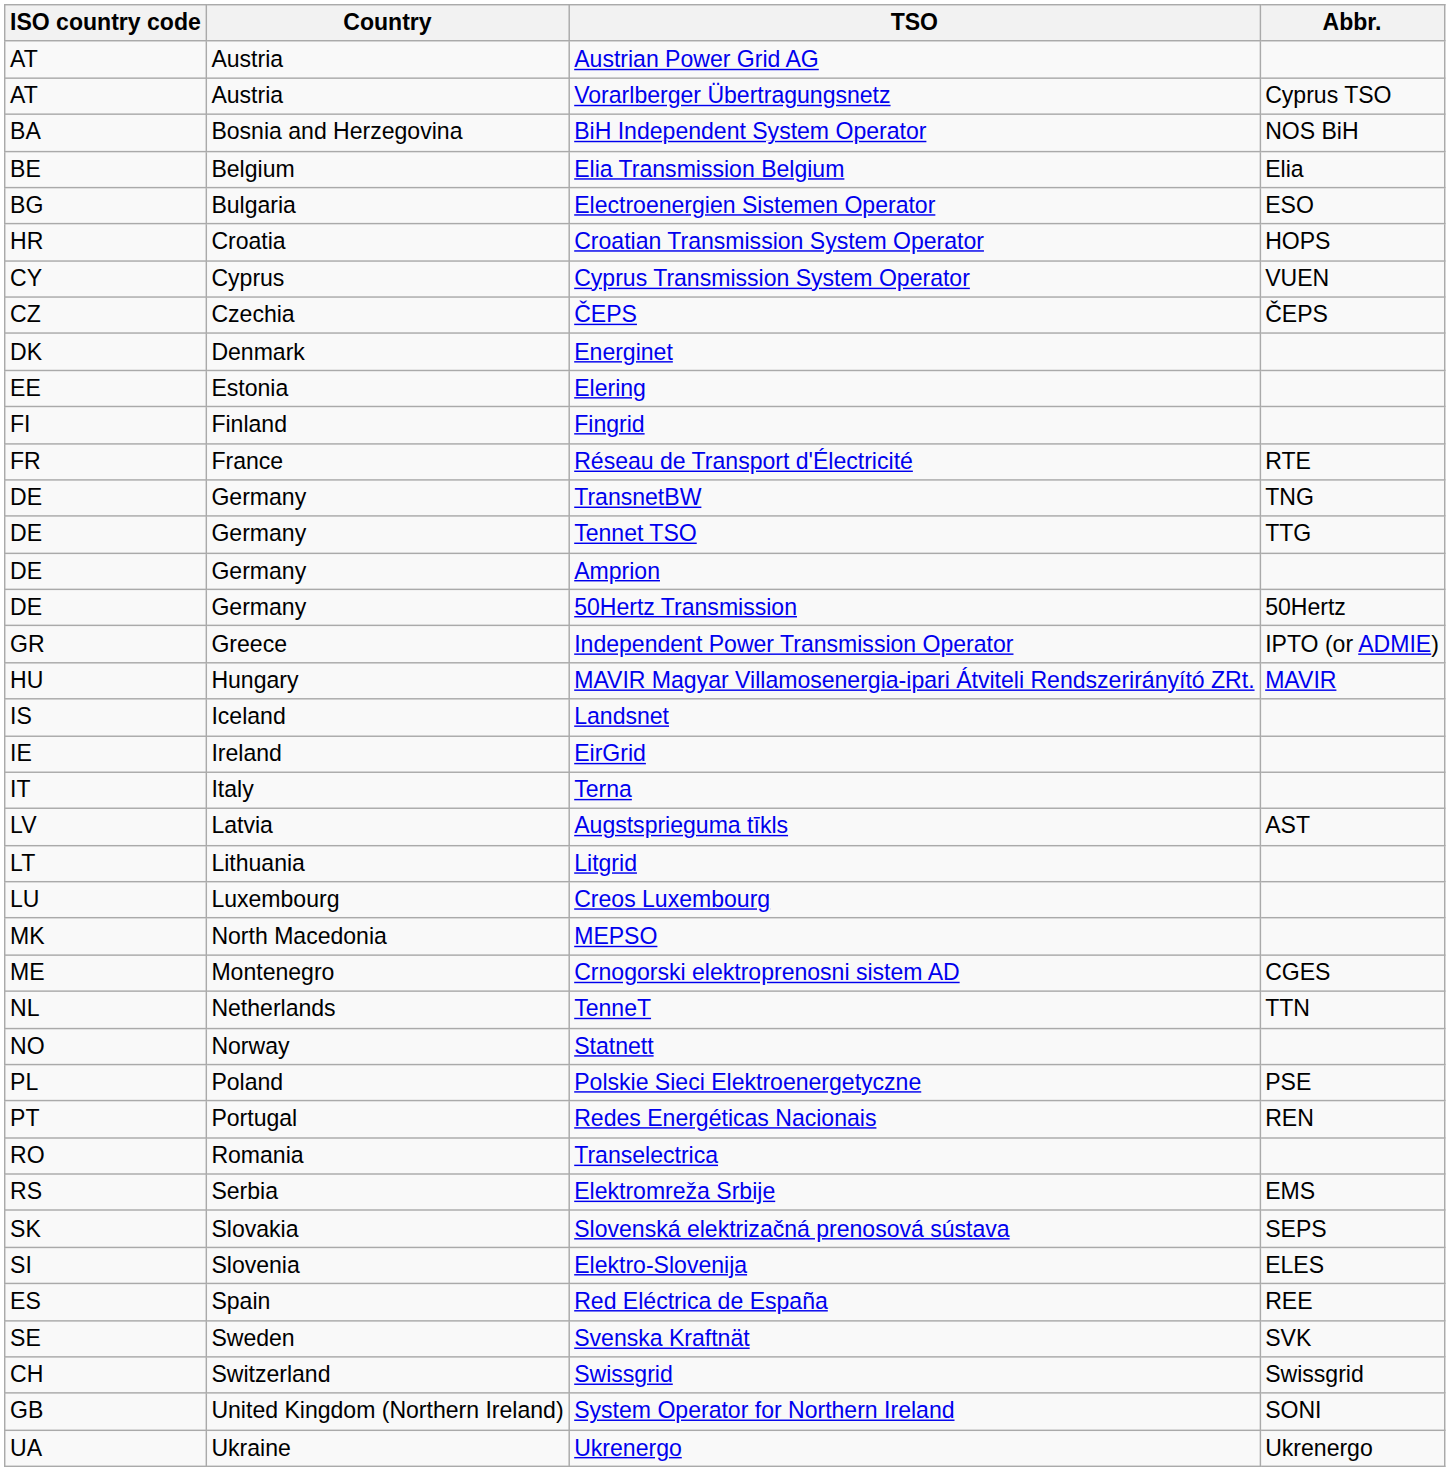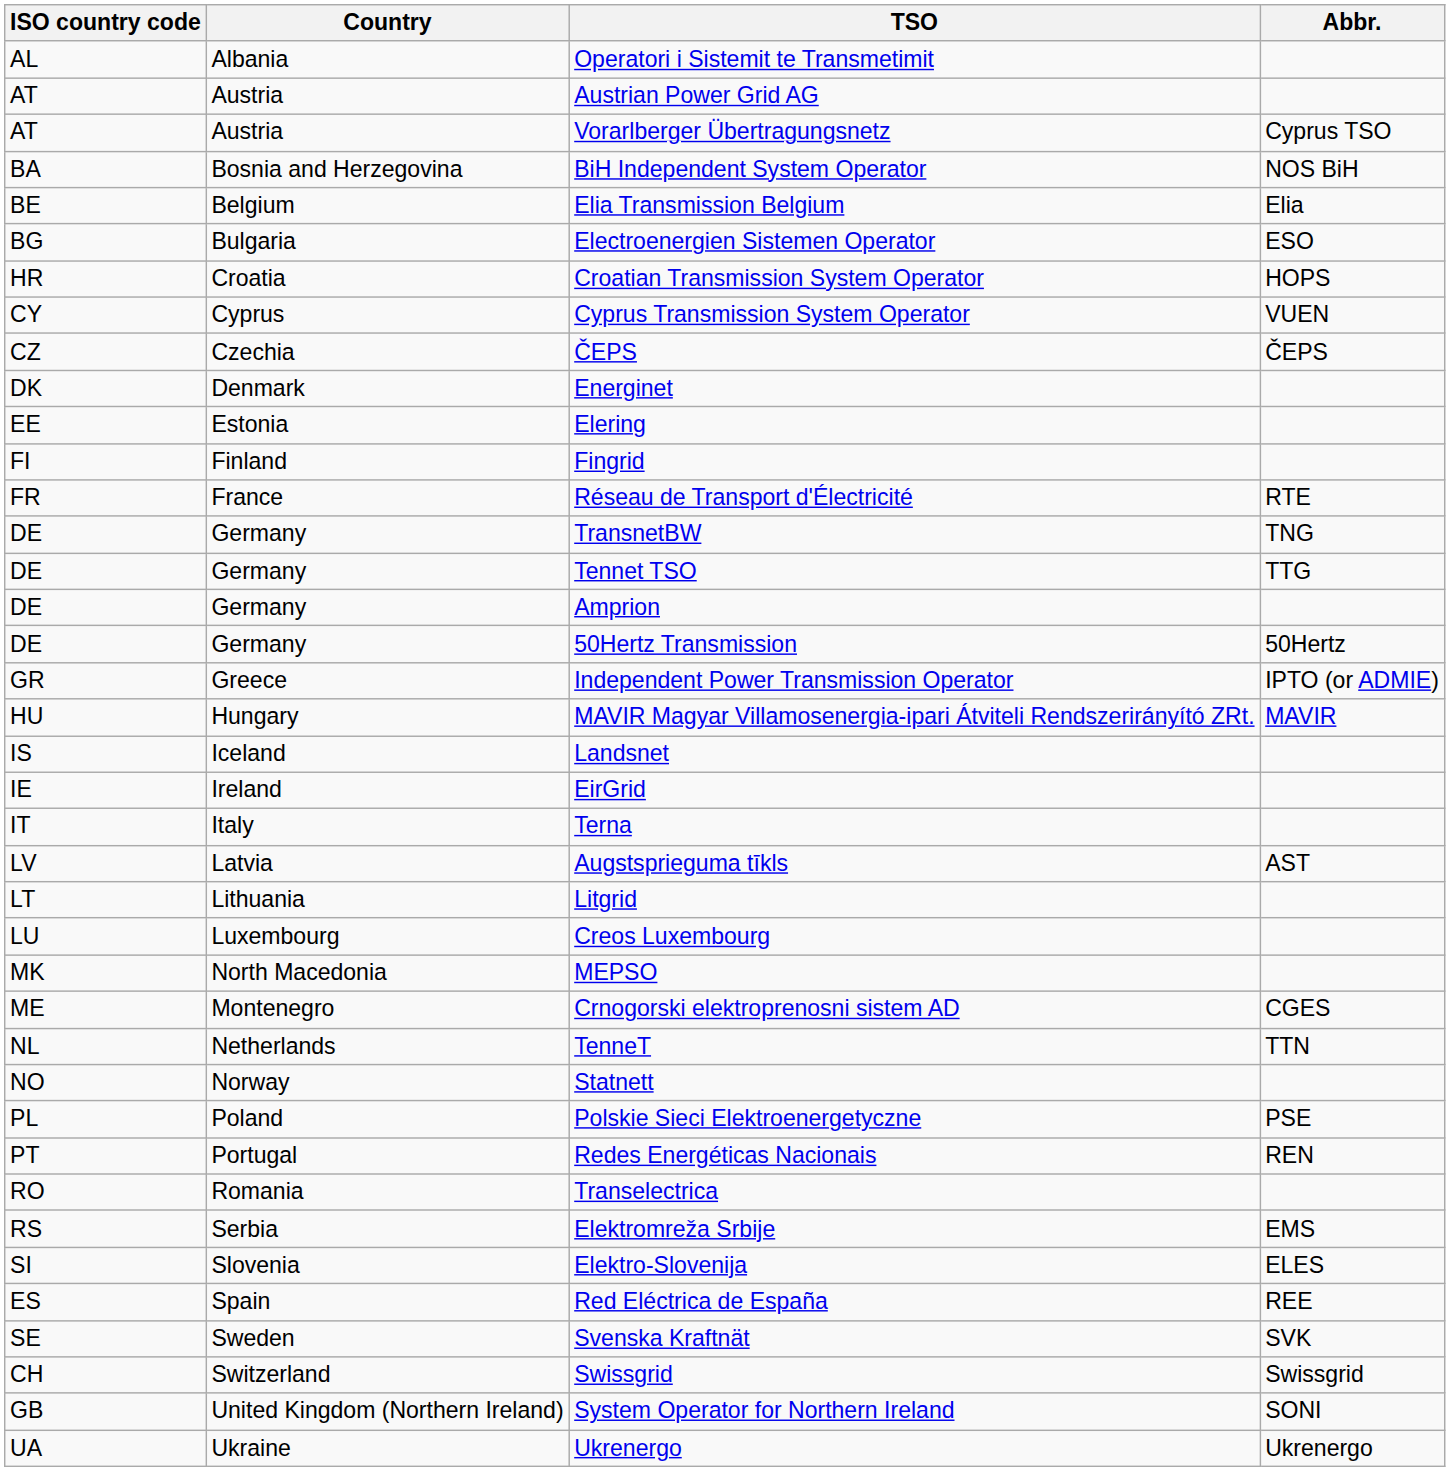+ row: (754, 59)
- row: (792, 1228)
